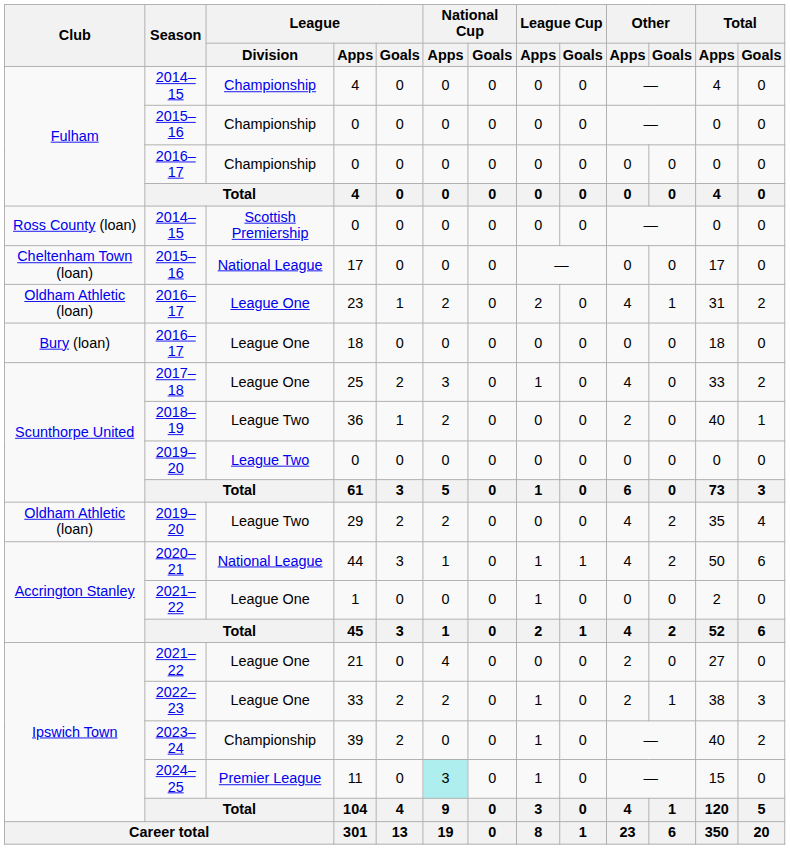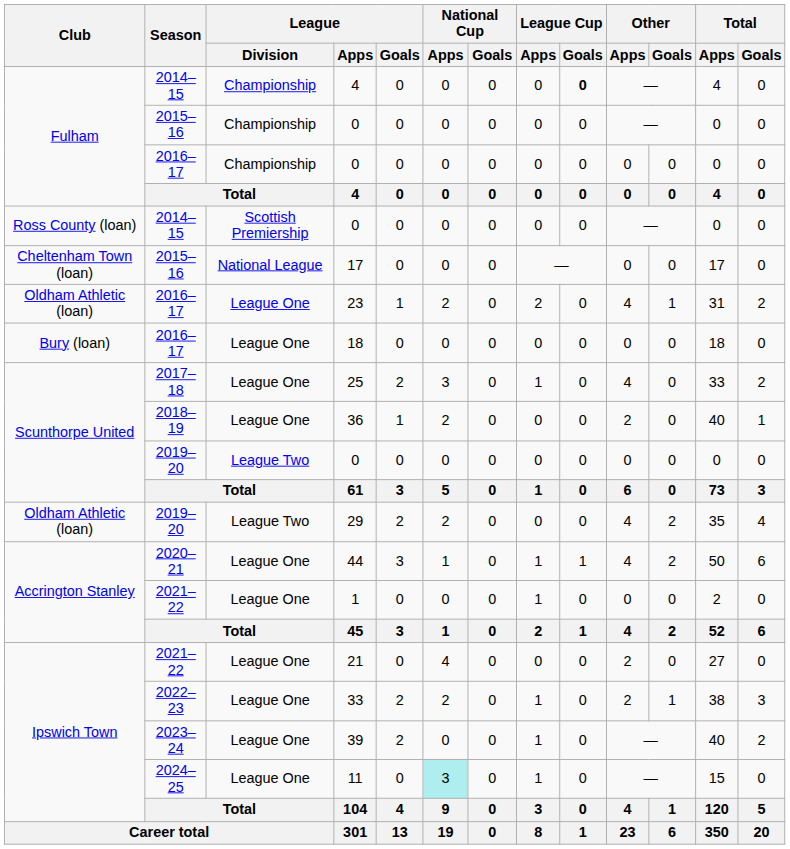(583, 85) normal -> (583, 85) bold
(270, 421) League Two -> (270, 421) League One
(270, 560) National League -> (270, 560) League One
(270, 739) Championship -> (270, 739) League One
(270, 779) Premier League -> (270, 779) League One
